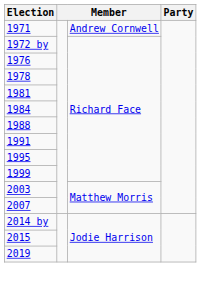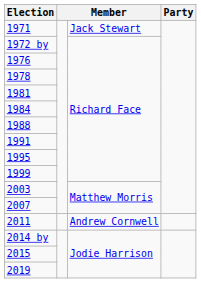(114, 29) Andrew Cornwell -> (105, 29) Jack Stewart
+ row: (19, 222)
